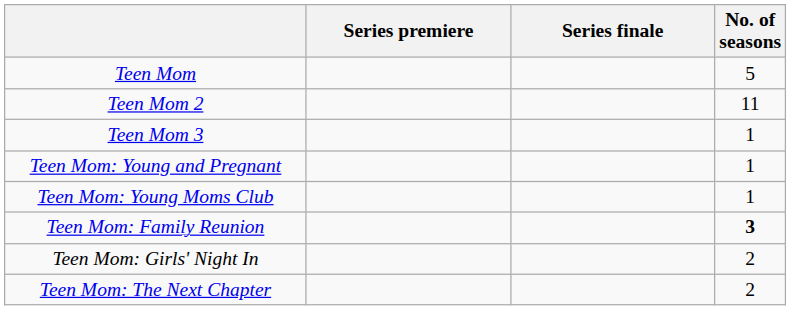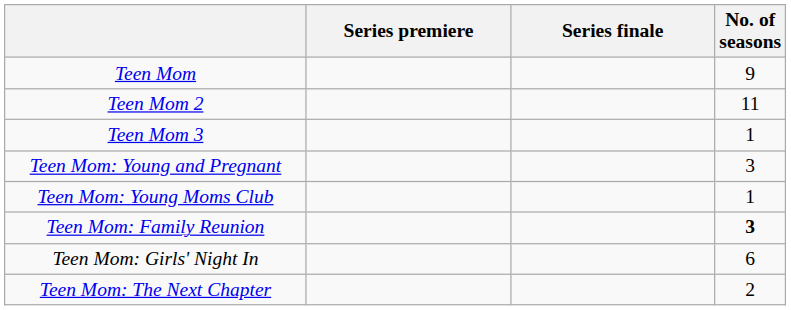(750, 72) 5 -> (750, 72) 9
(750, 165) 1 -> (750, 165) 3
(750, 258) 2 -> (750, 258) 6
